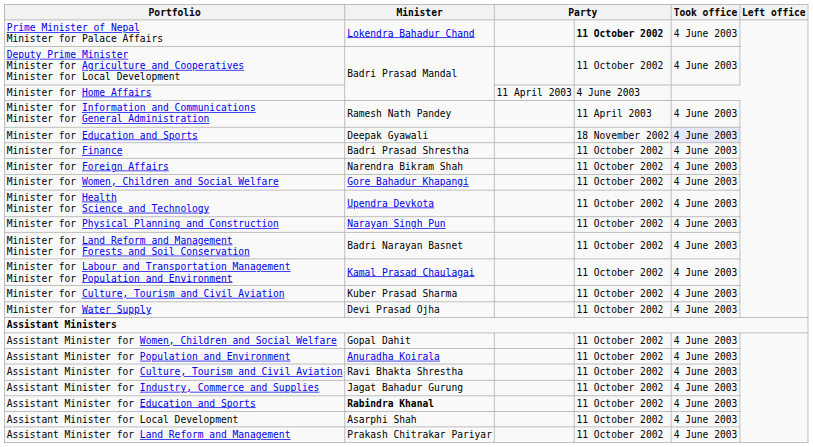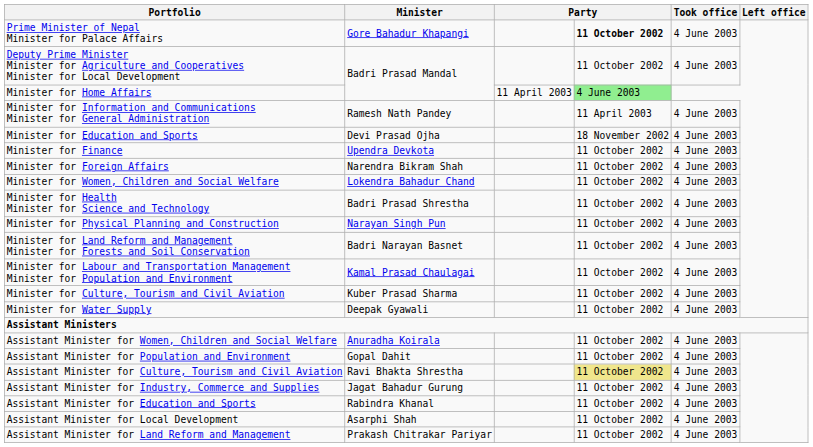(411, 33) Lokendra Bahadur Chand -> (408, 33) Gore Bahadur Khapangi
(608, 93) no background -> (608, 93) lightgreen background
(388, 135) Deepak Gyawali -> (394, 135) Devi Prasad Ojha
(706, 135) lavender background -> (706, 135) no background
(408, 151) Badri Prasad Shrestha -> (391, 151) Upendra Devkota
(408, 182) Gore Bahadur Khapangi -> (411, 182) Lokendra Bahadur Chand
(391, 203) Upendra Devkota -> (408, 203) Badri Prasad Shrestha
(394, 309) Devi Prasad Ojha -> (388, 309) Deepak Gyawali
(379, 341) Gopal Dahit -> (394, 341) Anuradha Koirala
(394, 356) Anuradha Koirala -> (379, 356) Gopal Dahit
(620, 372) no background -> (620, 372) khaki background
(391, 403) bold -> (391, 403) normal
